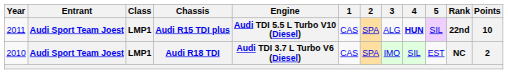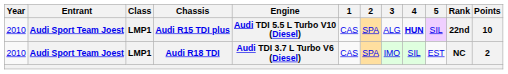(16, 29) 2011 -> (16, 29) 2010
